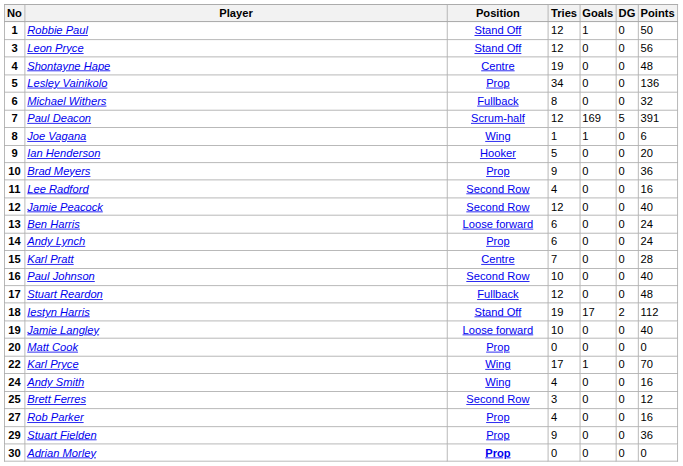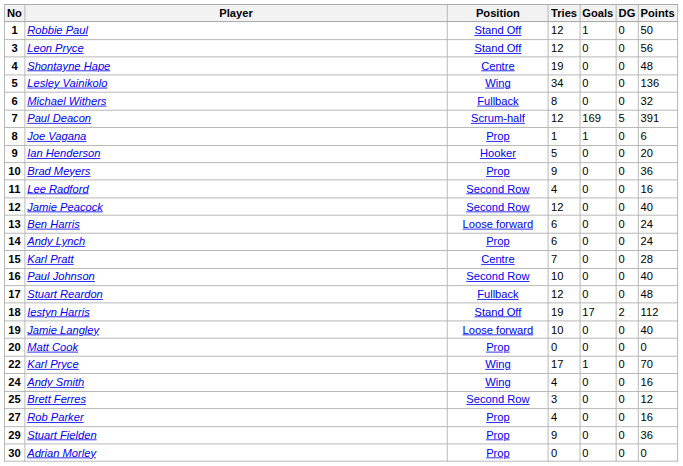(498, 83) Prop -> (498, 83) Wing
(498, 136) Wing -> (498, 136) Prop
(498, 452) bold -> (498, 452) normal
